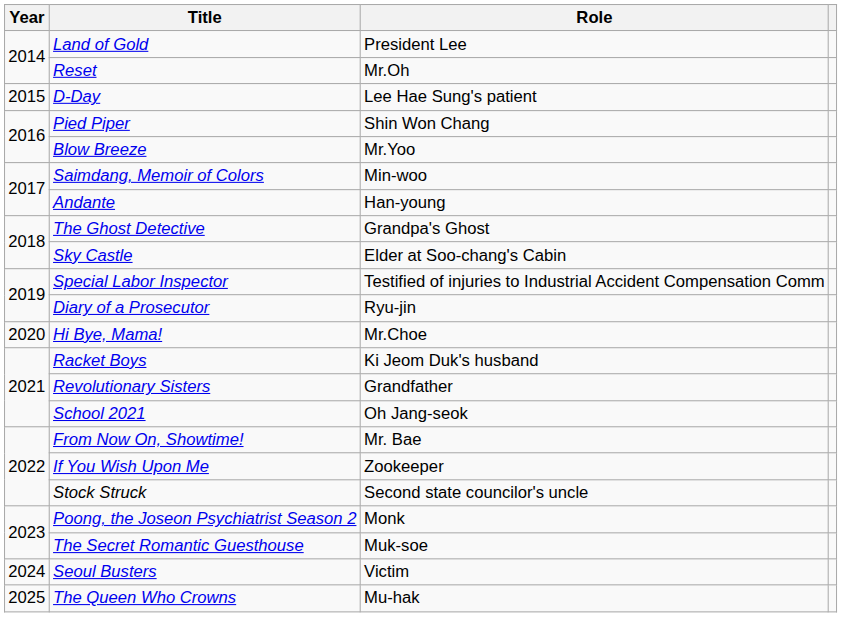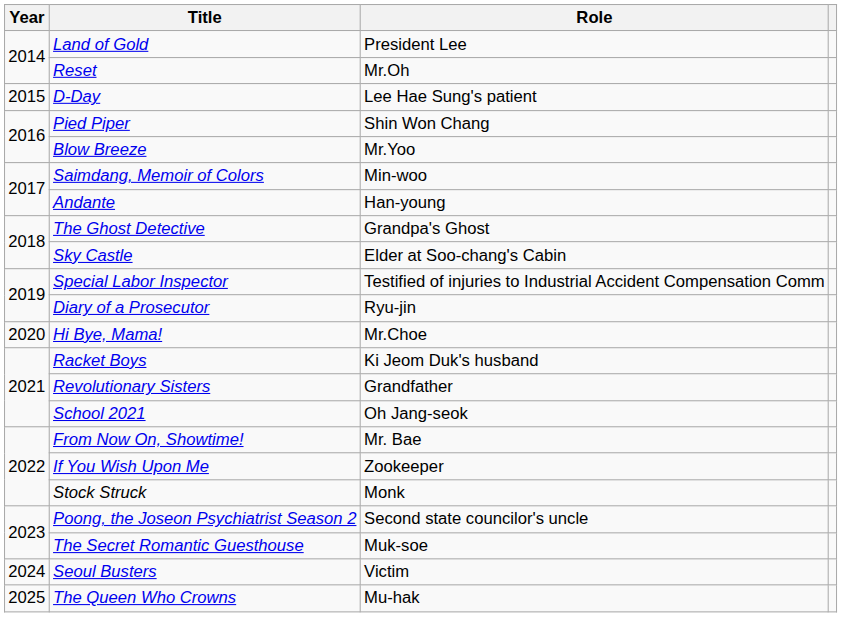(476, 492) Second state councilor's uncle -> (384, 492) Monk
(384, 519) Monk -> (476, 519) Second state councilor's uncle
